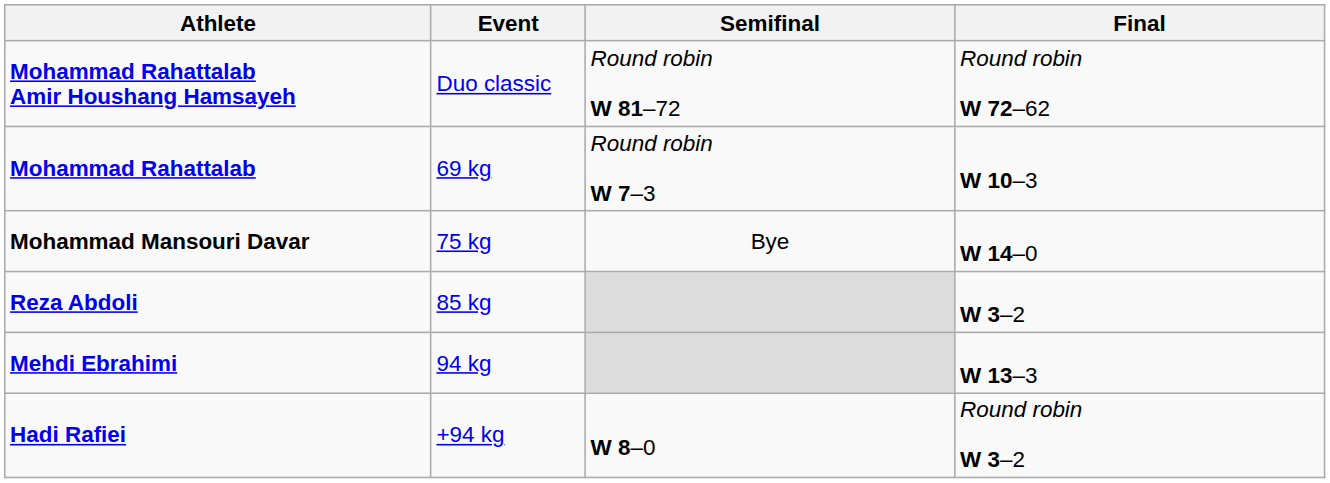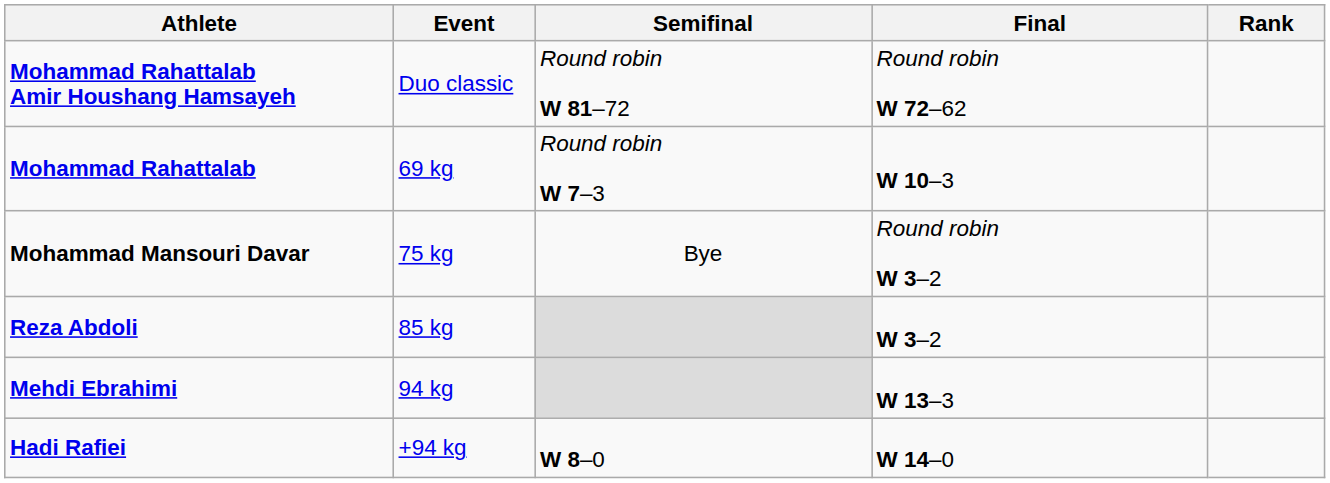+ column: (1266, 23)
(999, 254) W 14–0 -> (938, 254) Round robin W 3–2
(1021, 436) Round robin W 3–2 -> (915, 460) W 14–0
